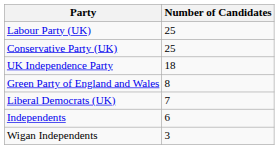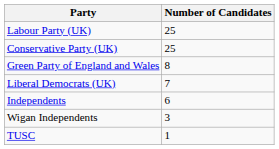- row: (60, 65)
+ row: (21, 135)
